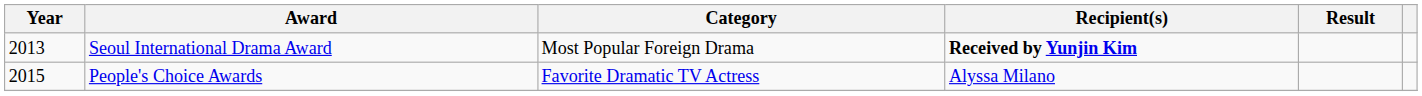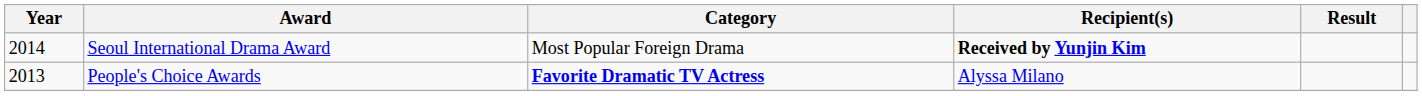(27, 47) 2013 -> (27, 47) 2014
(27, 76) 2015 -> (27, 76) 2013
(650, 76) normal -> (648, 76) bold
